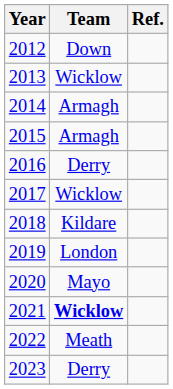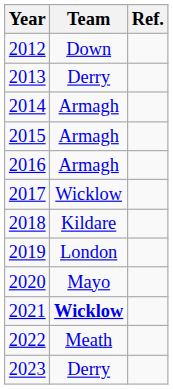(89, 77) Wicklow -> (89, 77) Derry
(89, 164) Derry -> (89, 164) Armagh
